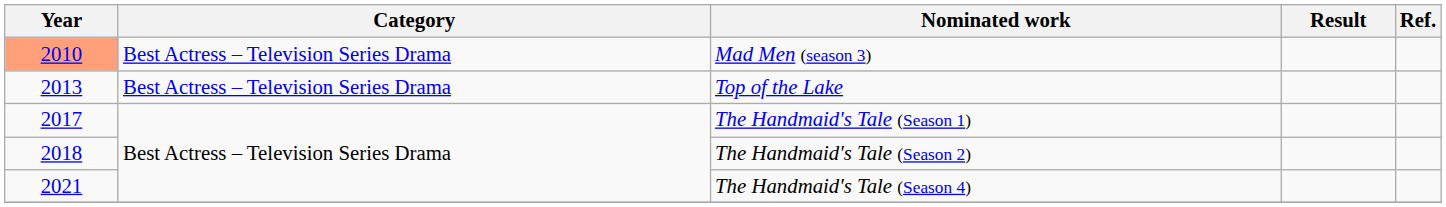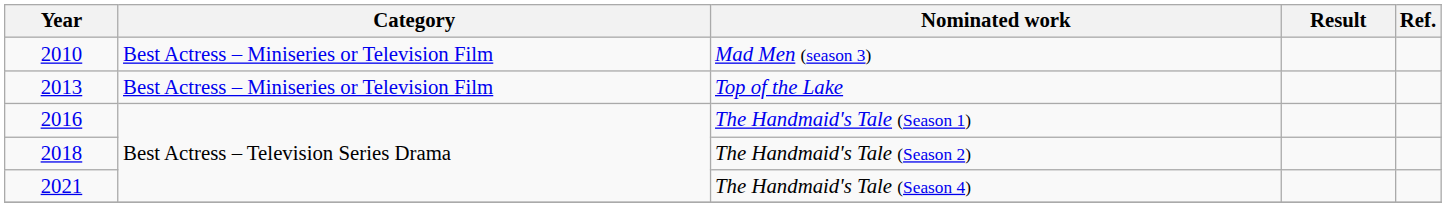(61, 53) lightsalmon background -> (61, 53) no background
(287, 53) Best Actress – Television Series Drama -> (308, 53) Best Actress – Miniseries or Television Film
(287, 86) Best Actress – Television Series Drama -> (308, 86) Best Actress – Miniseries or Television Film
(61, 119) 2017 -> (61, 119) 2016
